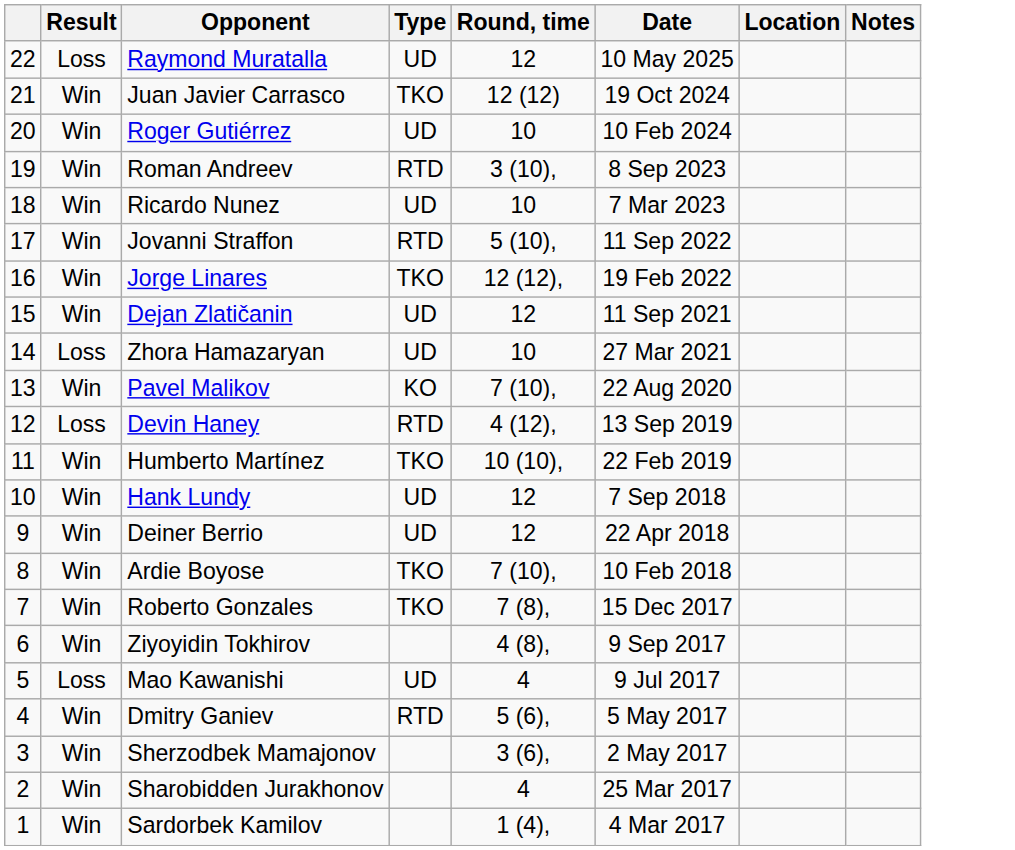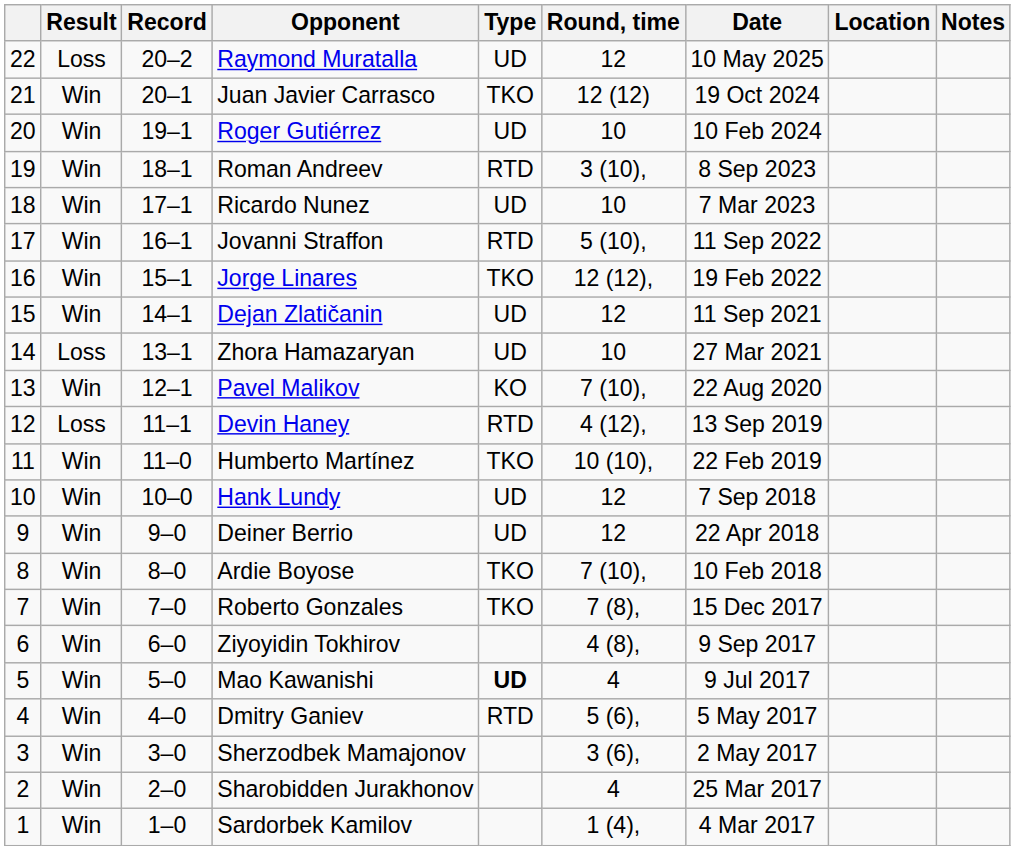+ column: (167, 22)
(81, 680) Loss -> (81, 680) Win
(420, 680) normal -> (510, 680) bold
